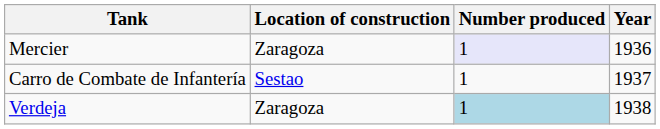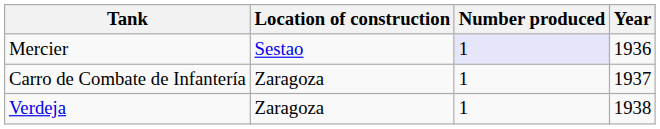(289, 49) Zaragoza -> (279, 49) Sestao
(279, 78) Sestao -> (289, 78) Zaragoza
(463, 108) lightblue background -> (463, 108) no background
